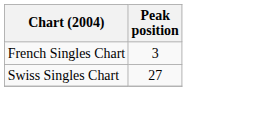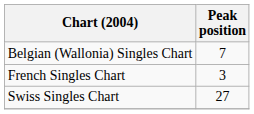+ row: (100, 53)
